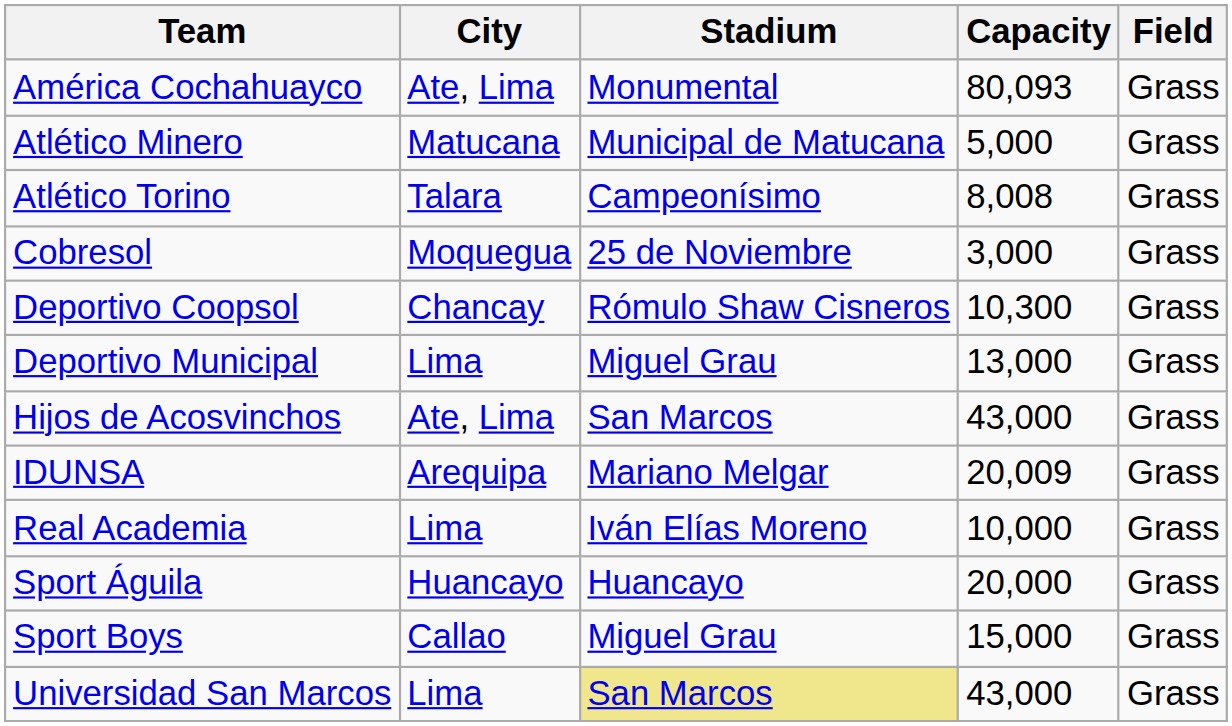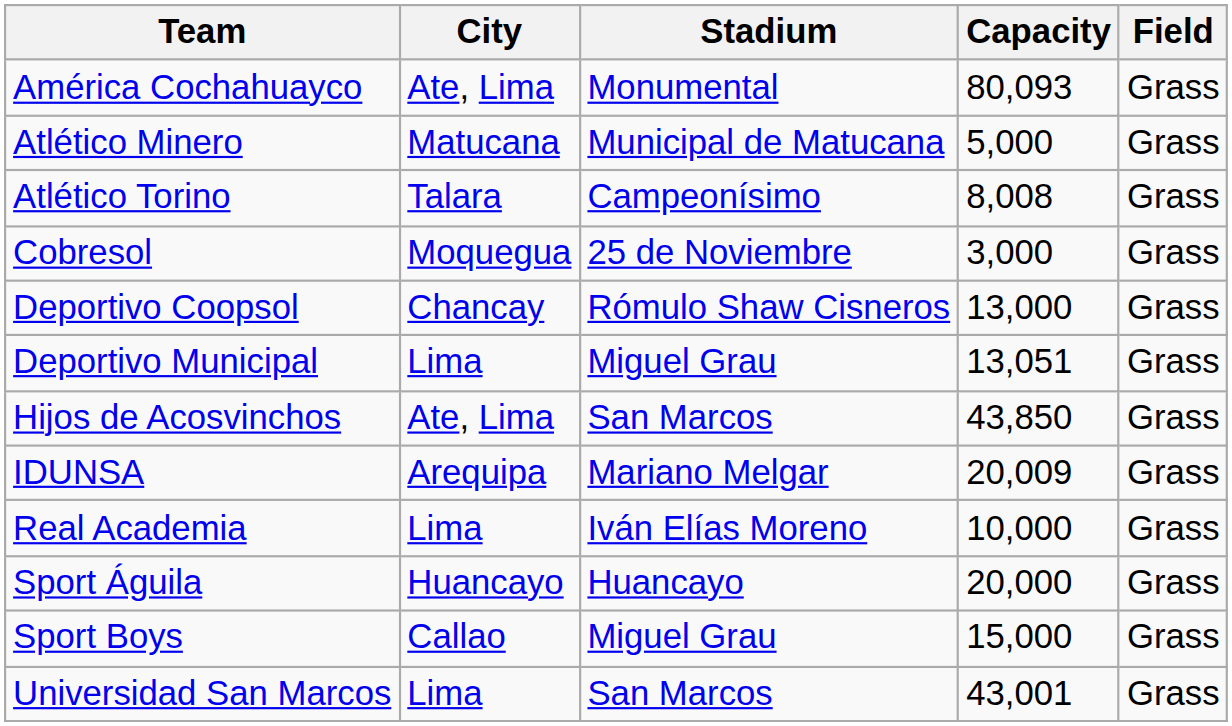(1019, 307) 10,300 -> (1019, 307) 13,000
(1019, 362) 13,000 -> (1019, 362) 13,051
(1019, 417) 43,000 -> (1019, 417) 43,850
(680, 692) khaki background -> (680, 692) no background
(1019, 692) 43,000 -> (1019, 692) 43,001
